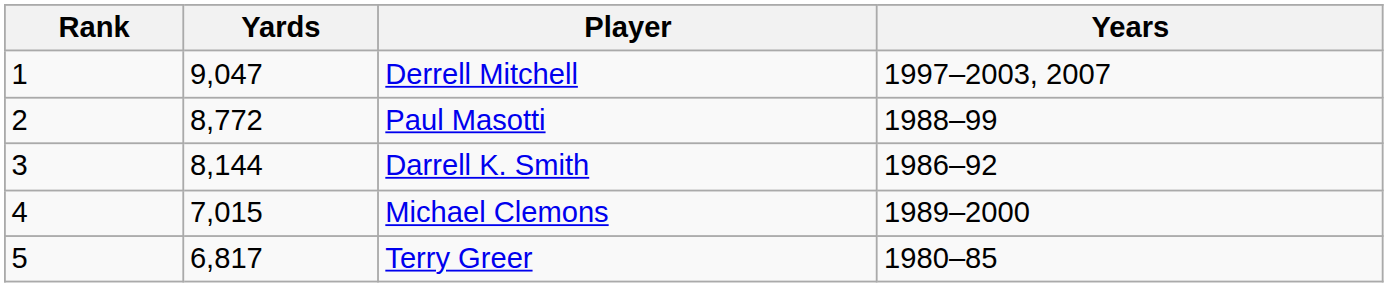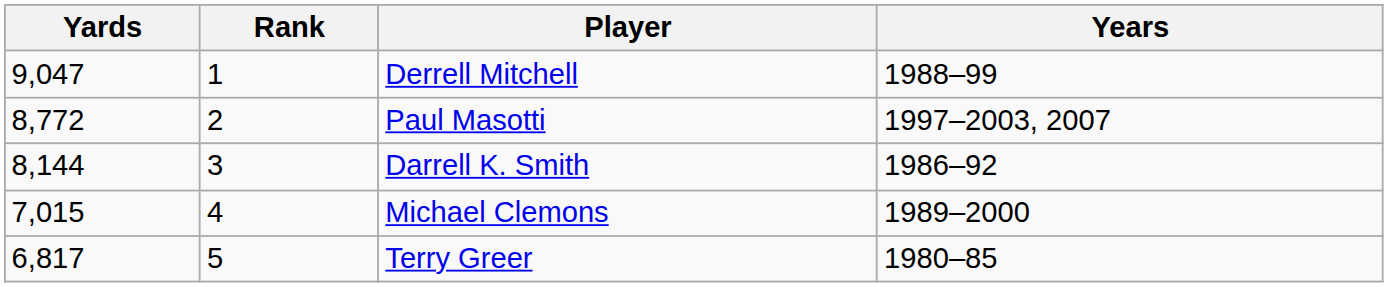columns swapped: (94, 27) <-> (281, 27)
(997, 73) 1997–2003, 2007 -> (941, 73) 1988–99
(941, 119) 1988–99 -> (997, 119) 1997–2003, 2007
